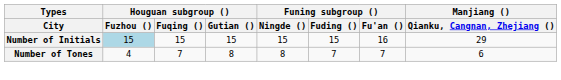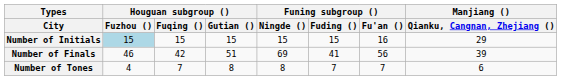+ row: (54, 54)
